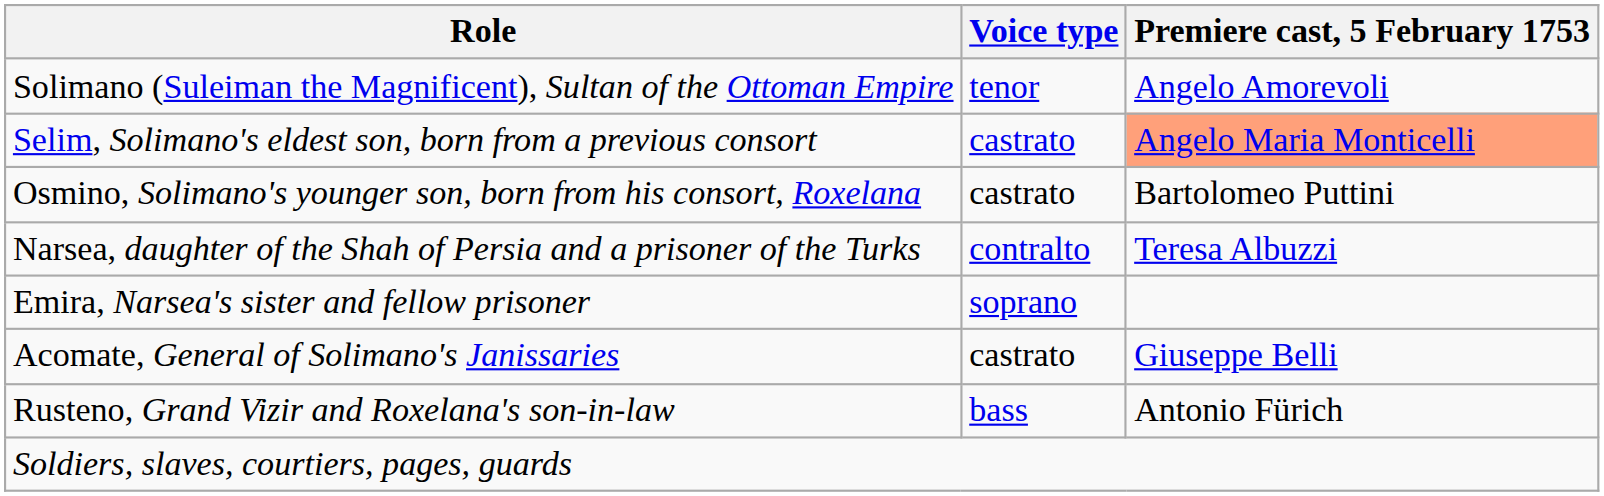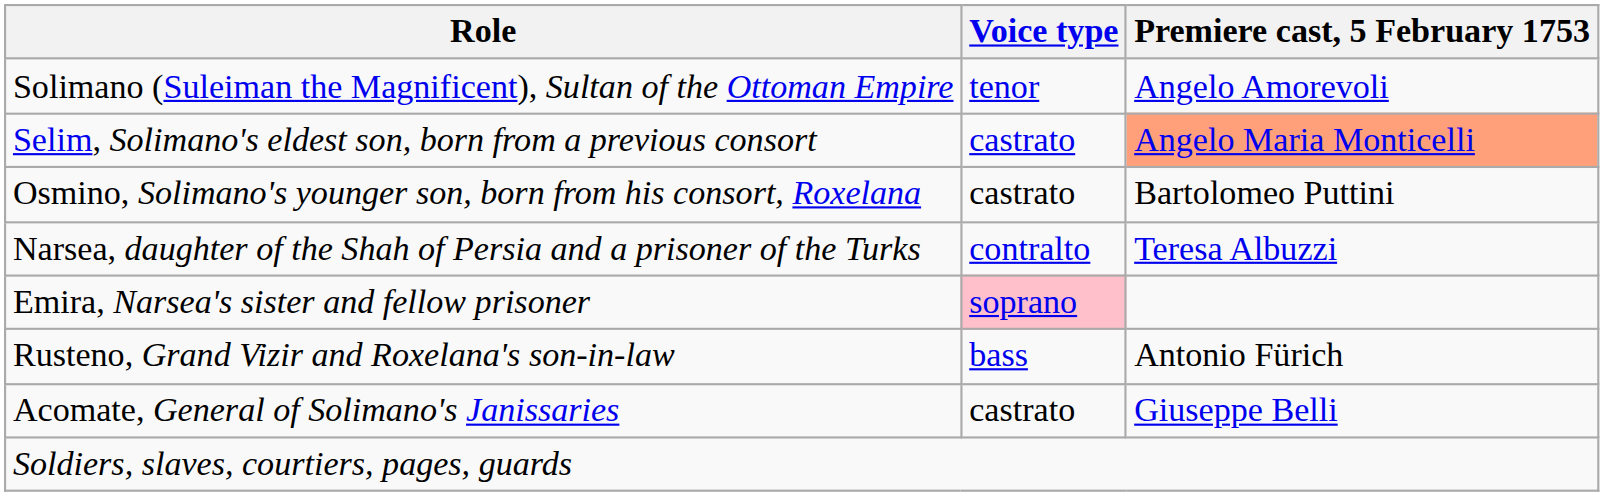(1023, 301) no background -> (1023, 301) pink background
rows swapped: (316, 355) <-> (344, 409)
